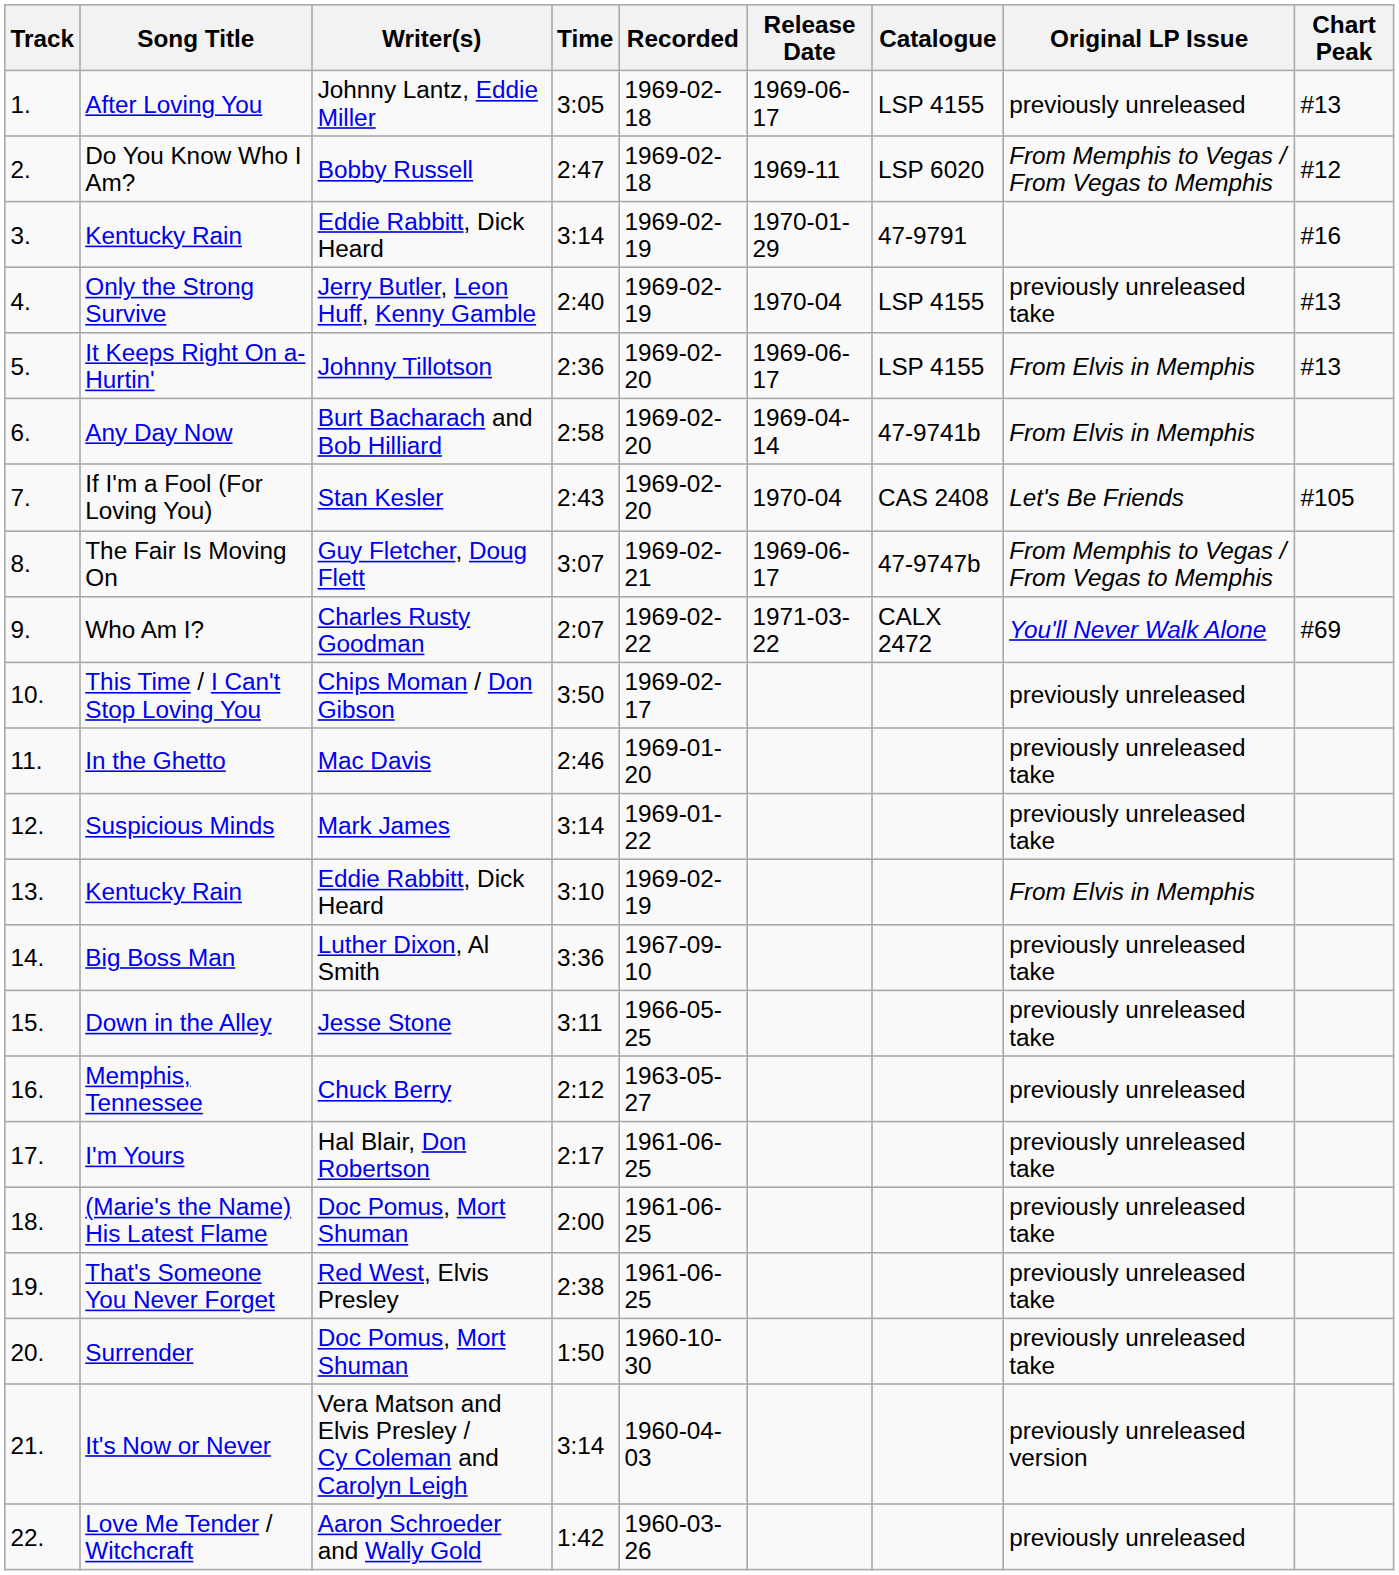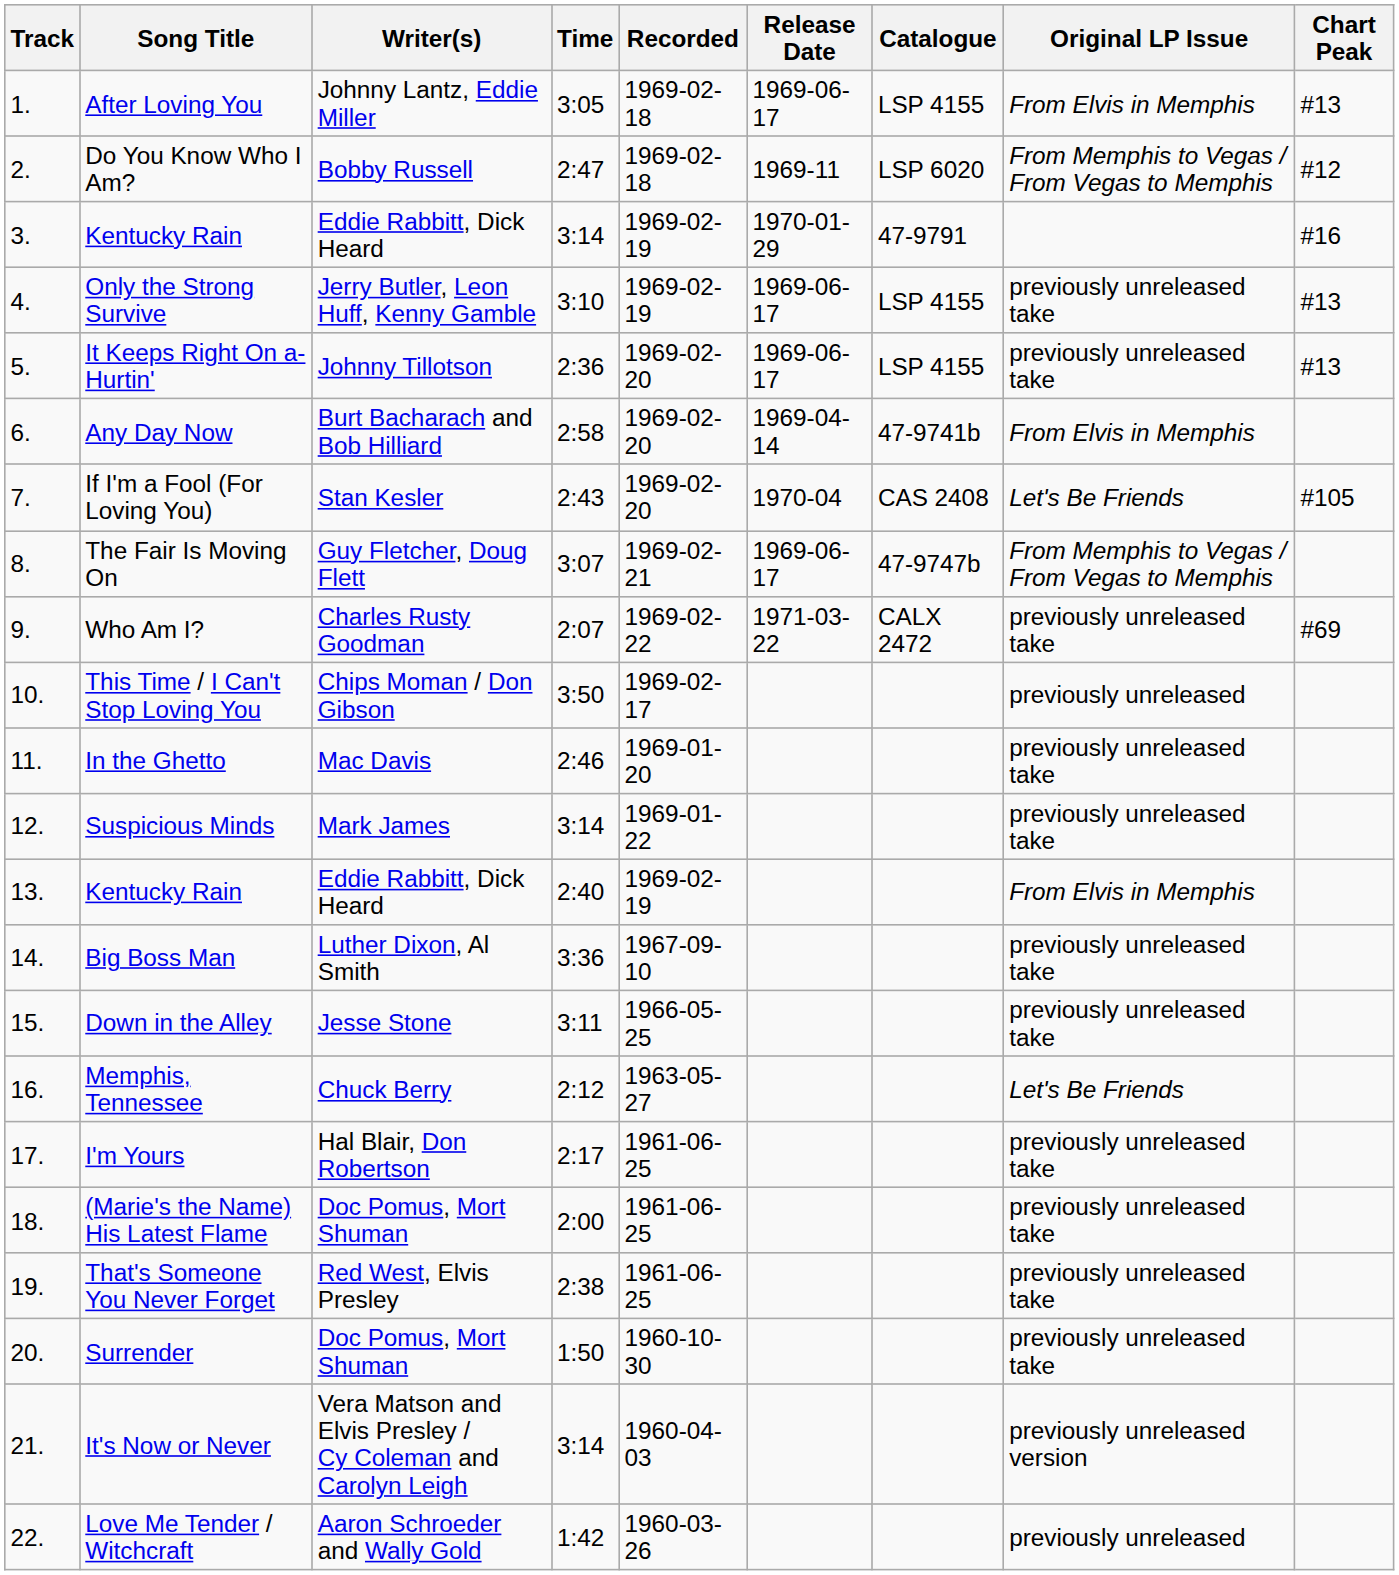(1127, 104) previously unreleased -> (1132, 104) From Elvis in Memphis
(581, 301) 2:40 -> (581, 301) 3:10
(797, 301) 1970-04 -> (801, 301) 1969-06-17
(1132, 366) From Elvis in Memphis -> (1127, 366) previously unreleased take
(1138, 629) You'll Never Walk Alone -> (1127, 629) previously unreleased take
(581, 892) 3:10 -> (581, 892) 2:40
(1127, 1089) previously unreleased -> (1097, 1089) Let's Be Friends
